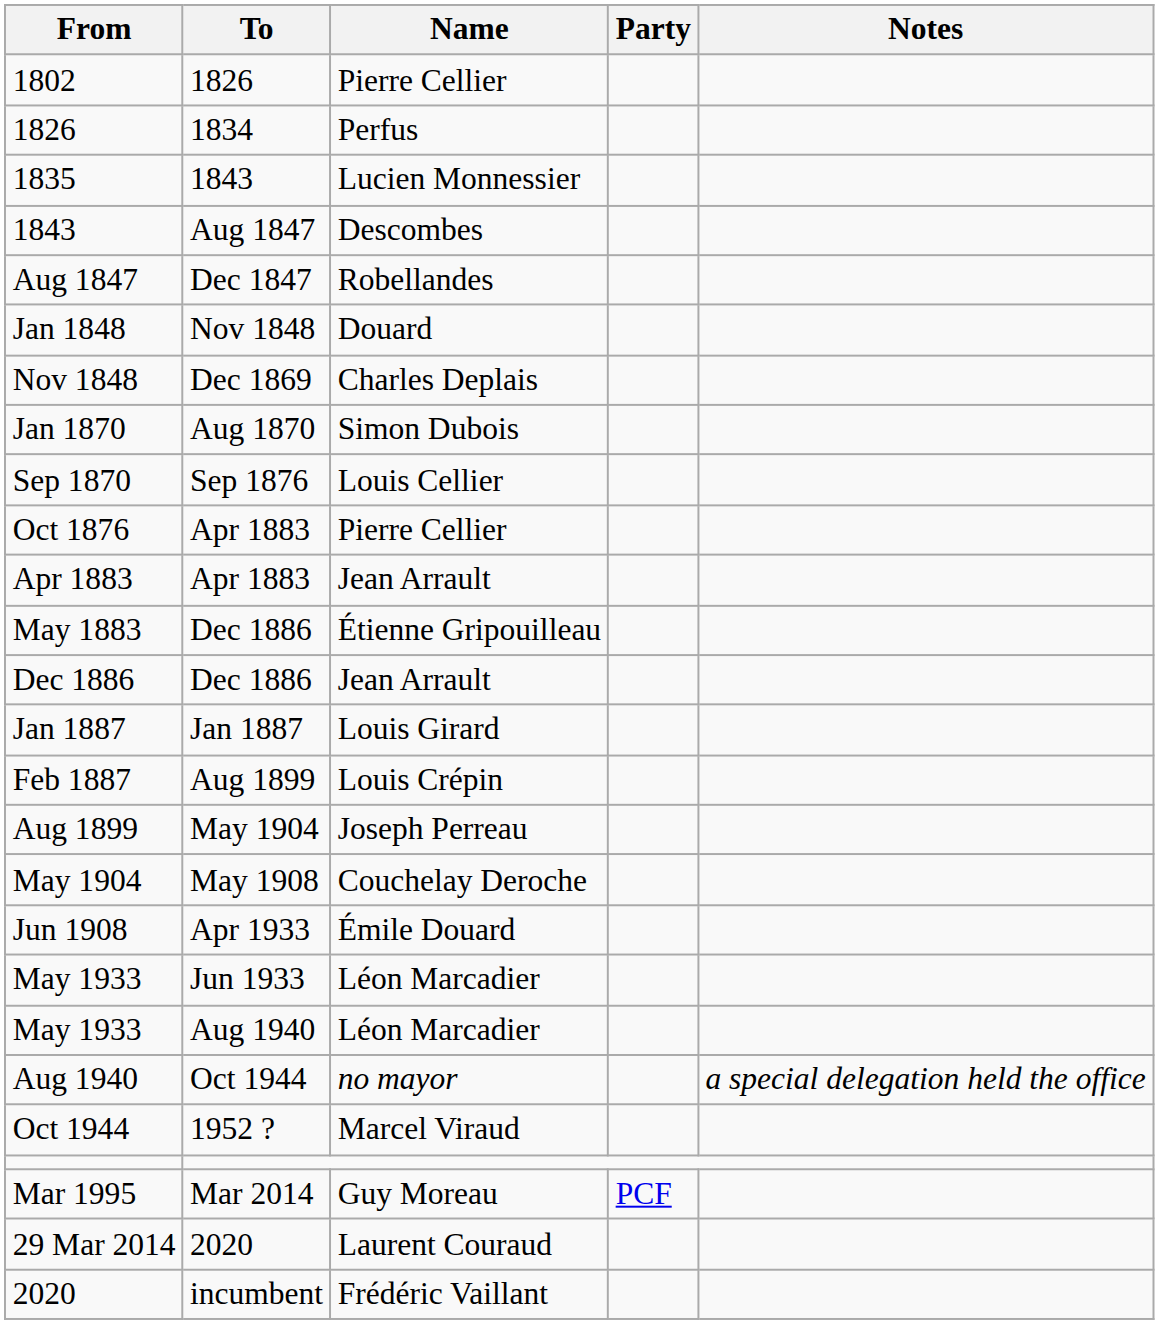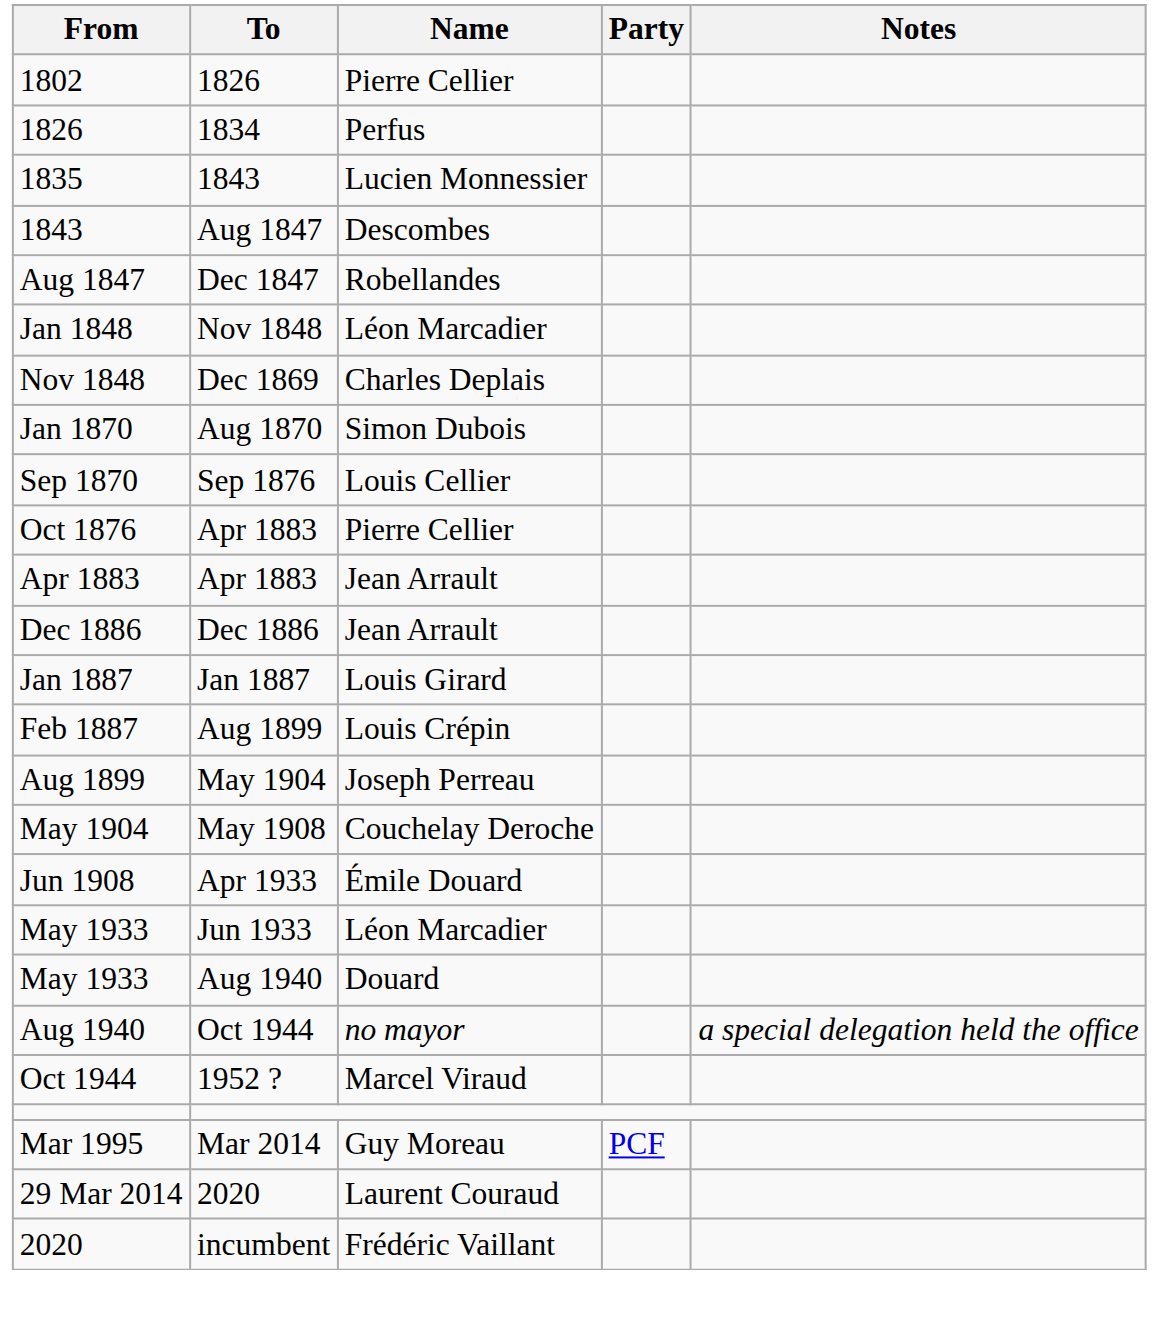(385, 329) Douard -> (446, 329) Léon Marcadier
- row: (77, 629)
(439, 1029) Léon Marcadier -> (392, 979) Douard
